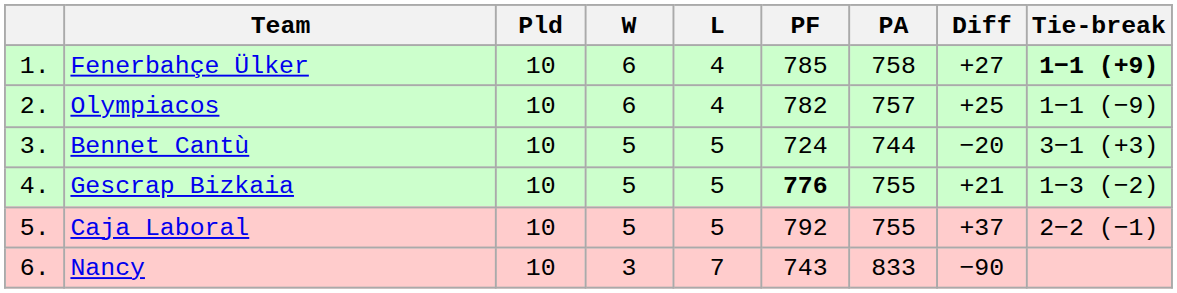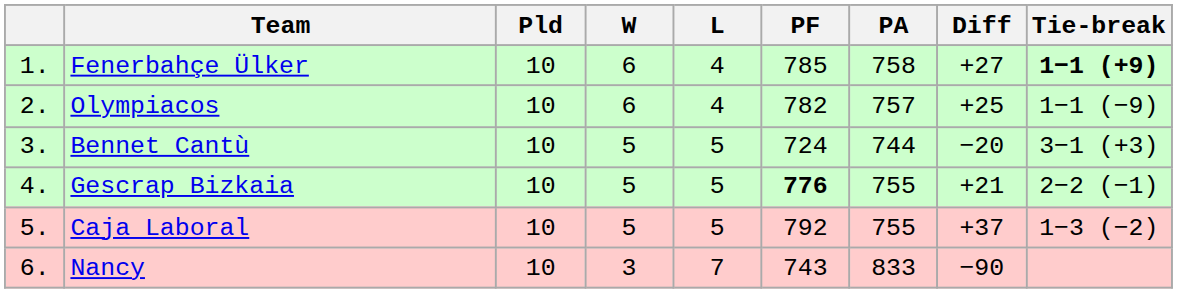(1099, 187) 1−3 (−2) -> (1099, 187) 2−2 (−1)
(1099, 228) 2−2 (−1) -> (1099, 228) 1−3 (−2)
